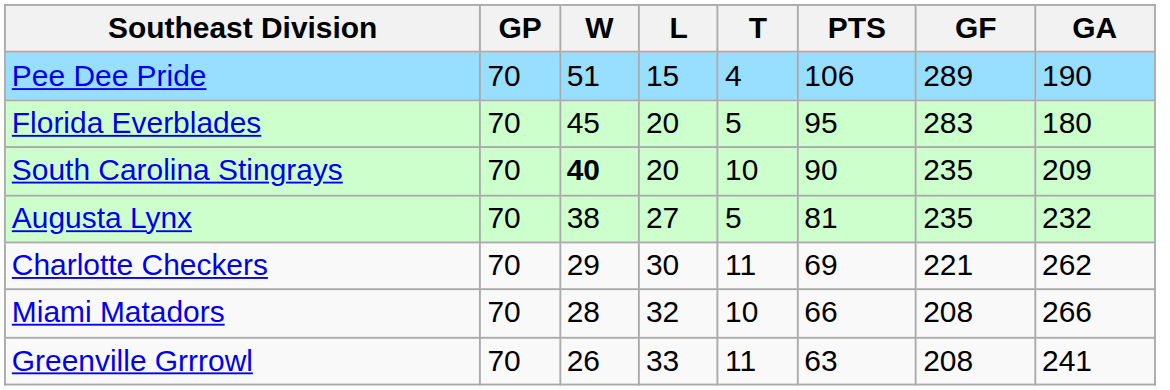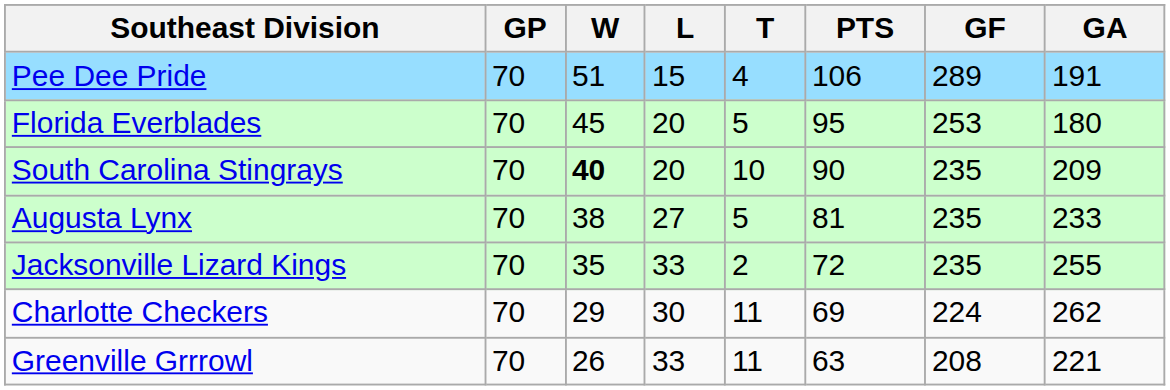(1067, 75) 190 -> (1077, 75) 191
(948, 123) 283 -> (957, 123) 253
(1067, 218) 232 -> (1077, 218) 233
+ row: (179, 265)
(948, 265) 221 -> (957, 312) 224
- row: (118, 312)
(1067, 360) 241 -> (1077, 360) 221
